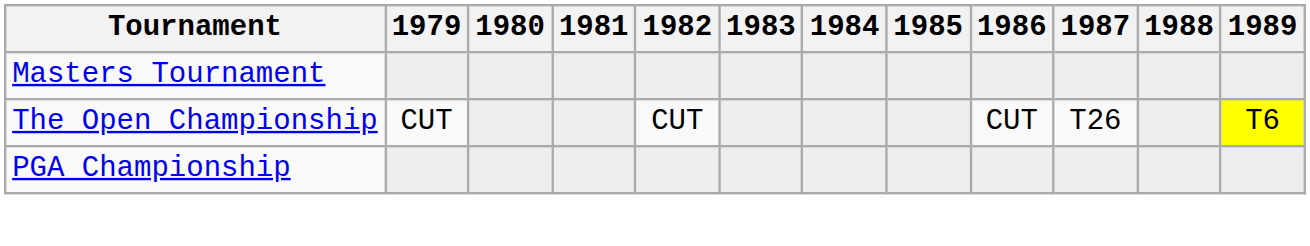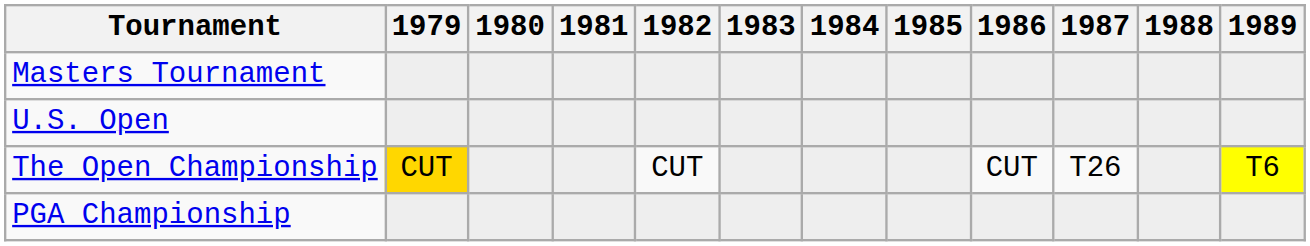+ row: (90, 123)
(427, 123) no background -> (427, 170) gold background
